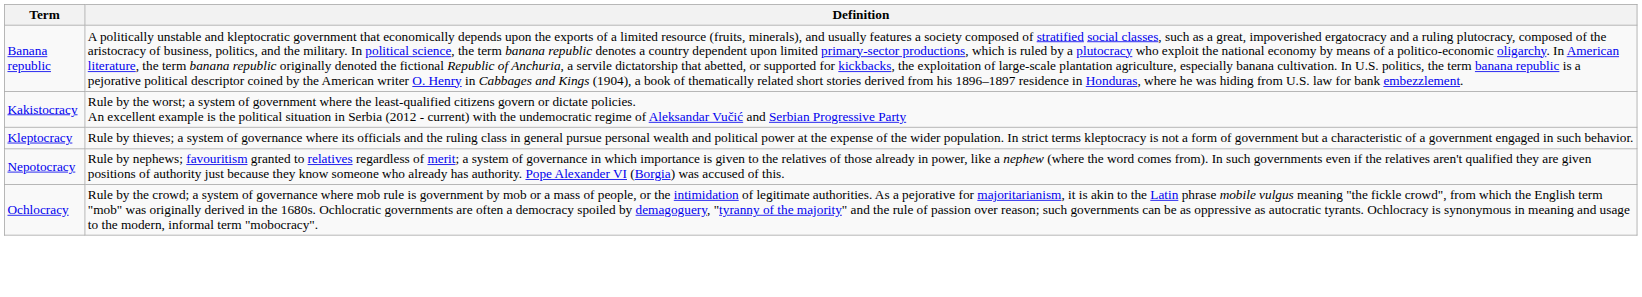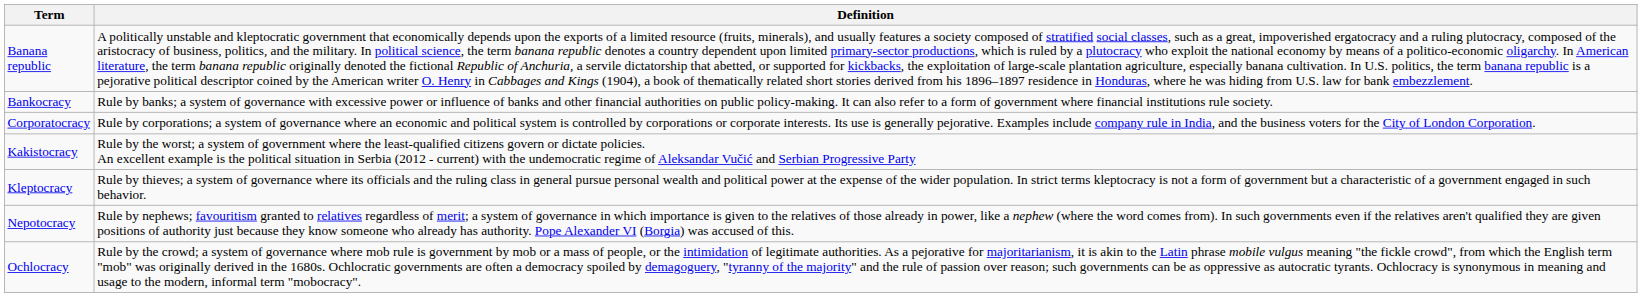+ row: (39, 101)
+ row: (49, 123)
